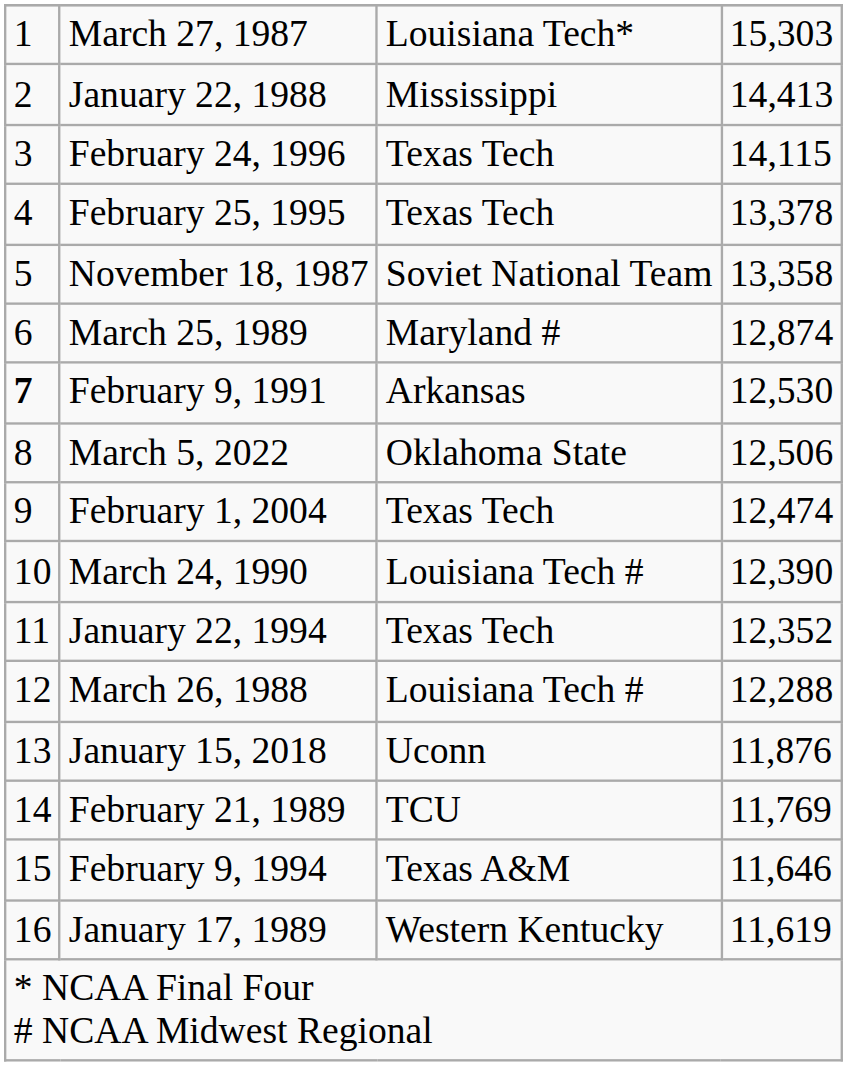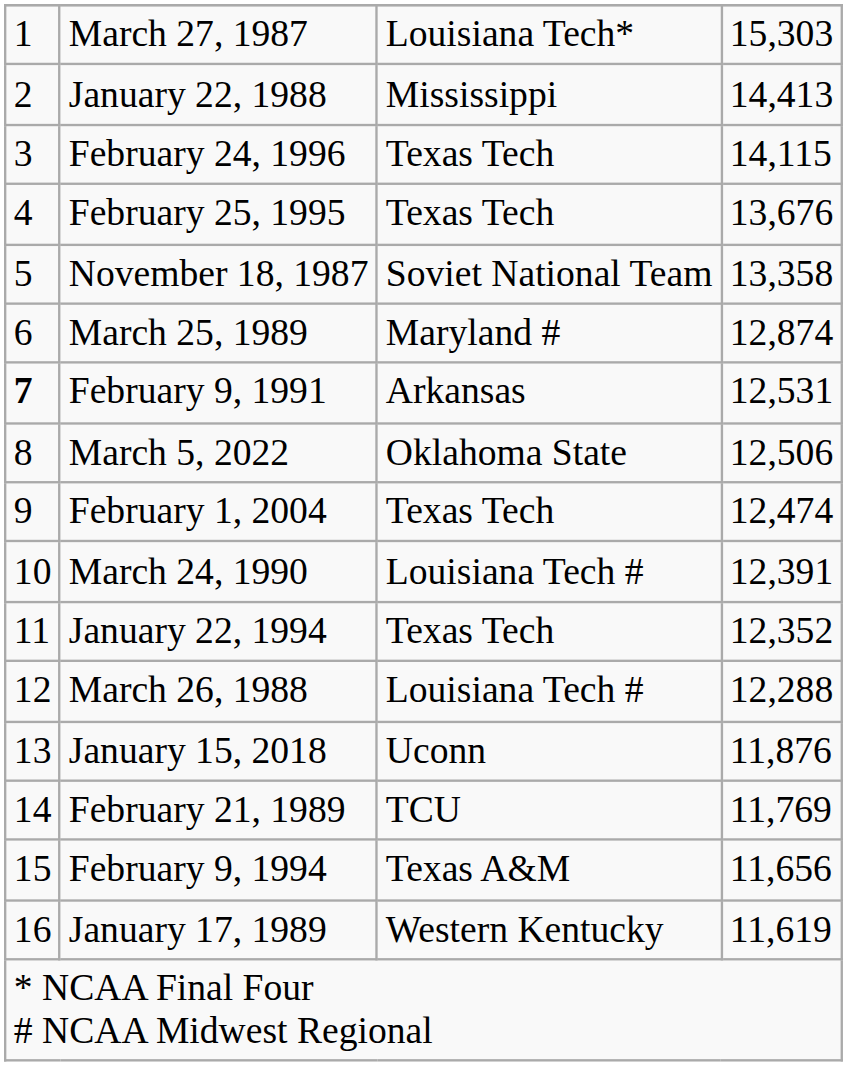(781, 213) 13,378 -> (781, 213) 13,676
(781, 392) 12,530 -> (781, 392) 12,531
(781, 570) 12,390 -> (781, 570) 12,391
(781, 869) 11,646 -> (781, 869) 11,656
